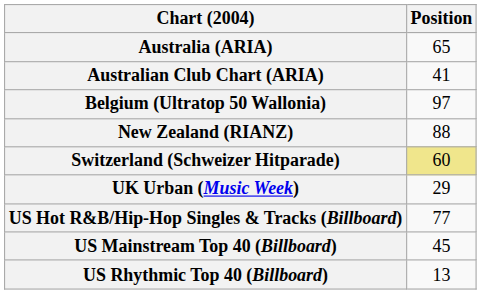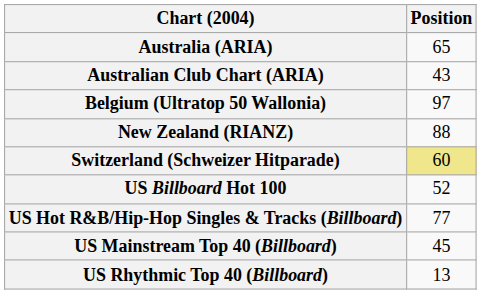(441, 75) 41 -> (441, 75) 43
- row: (205, 189)
+ row: (205, 189)
